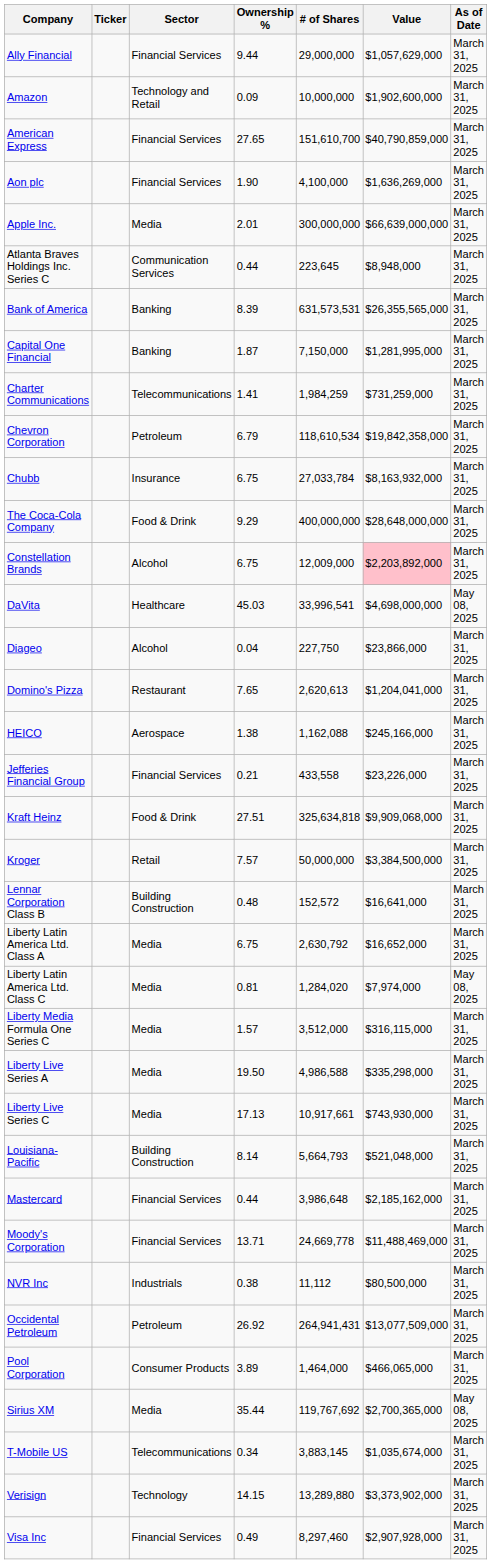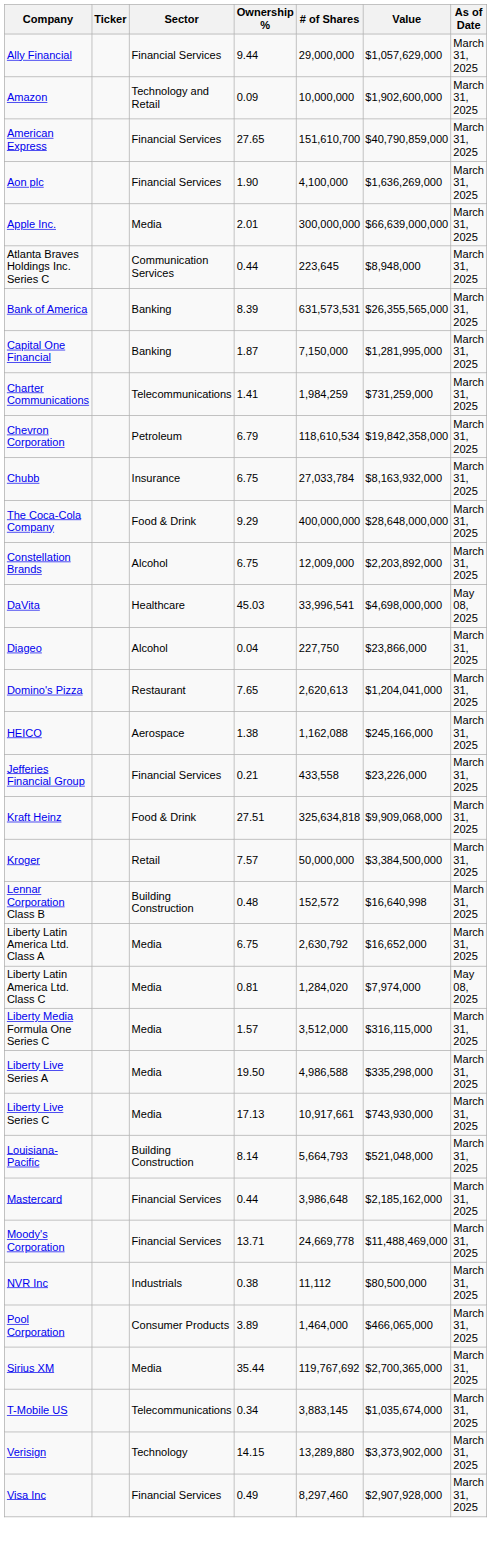(404, 563) pink background -> (404, 563) no background
(396, 902) $16,641,000 -> (396, 902) $16,640,998
- row: (33, 1326)
(466, 1410) May 08, 2025 -> (469, 1368) March 31, 2025
